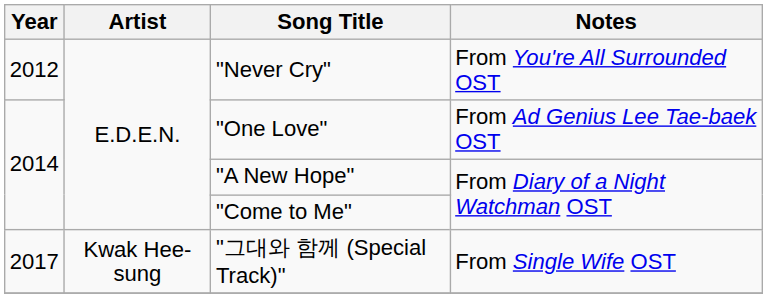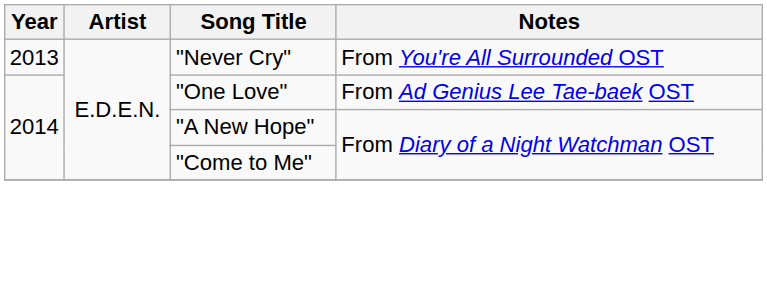(34, 69) 2012 -> (34, 57) 2013
- row: (321, 261)
